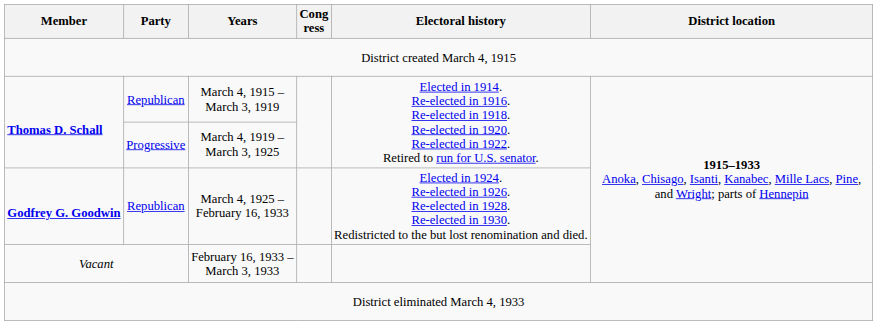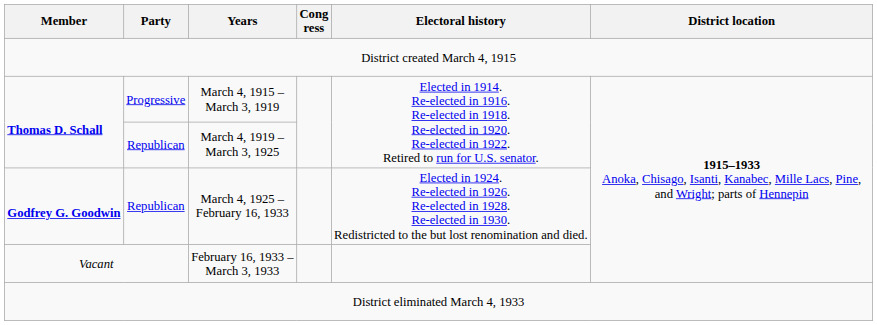(156, 99) Republican -> (156, 99) Progressive
(156, 145) Progressive -> (156, 145) Republican
